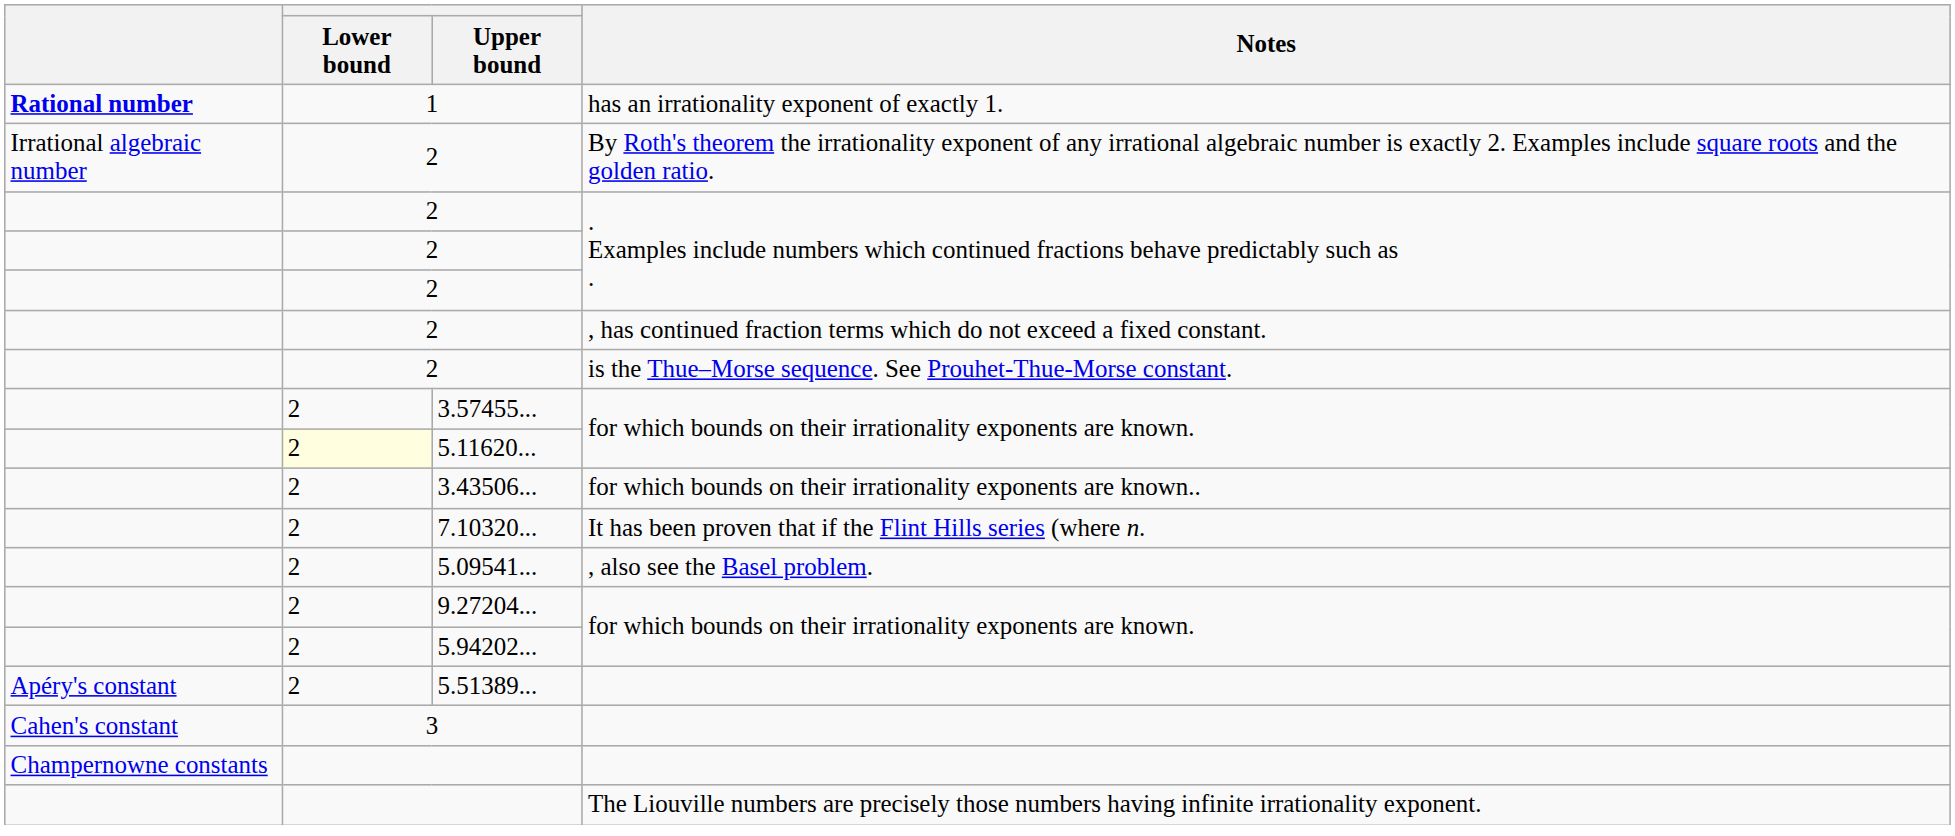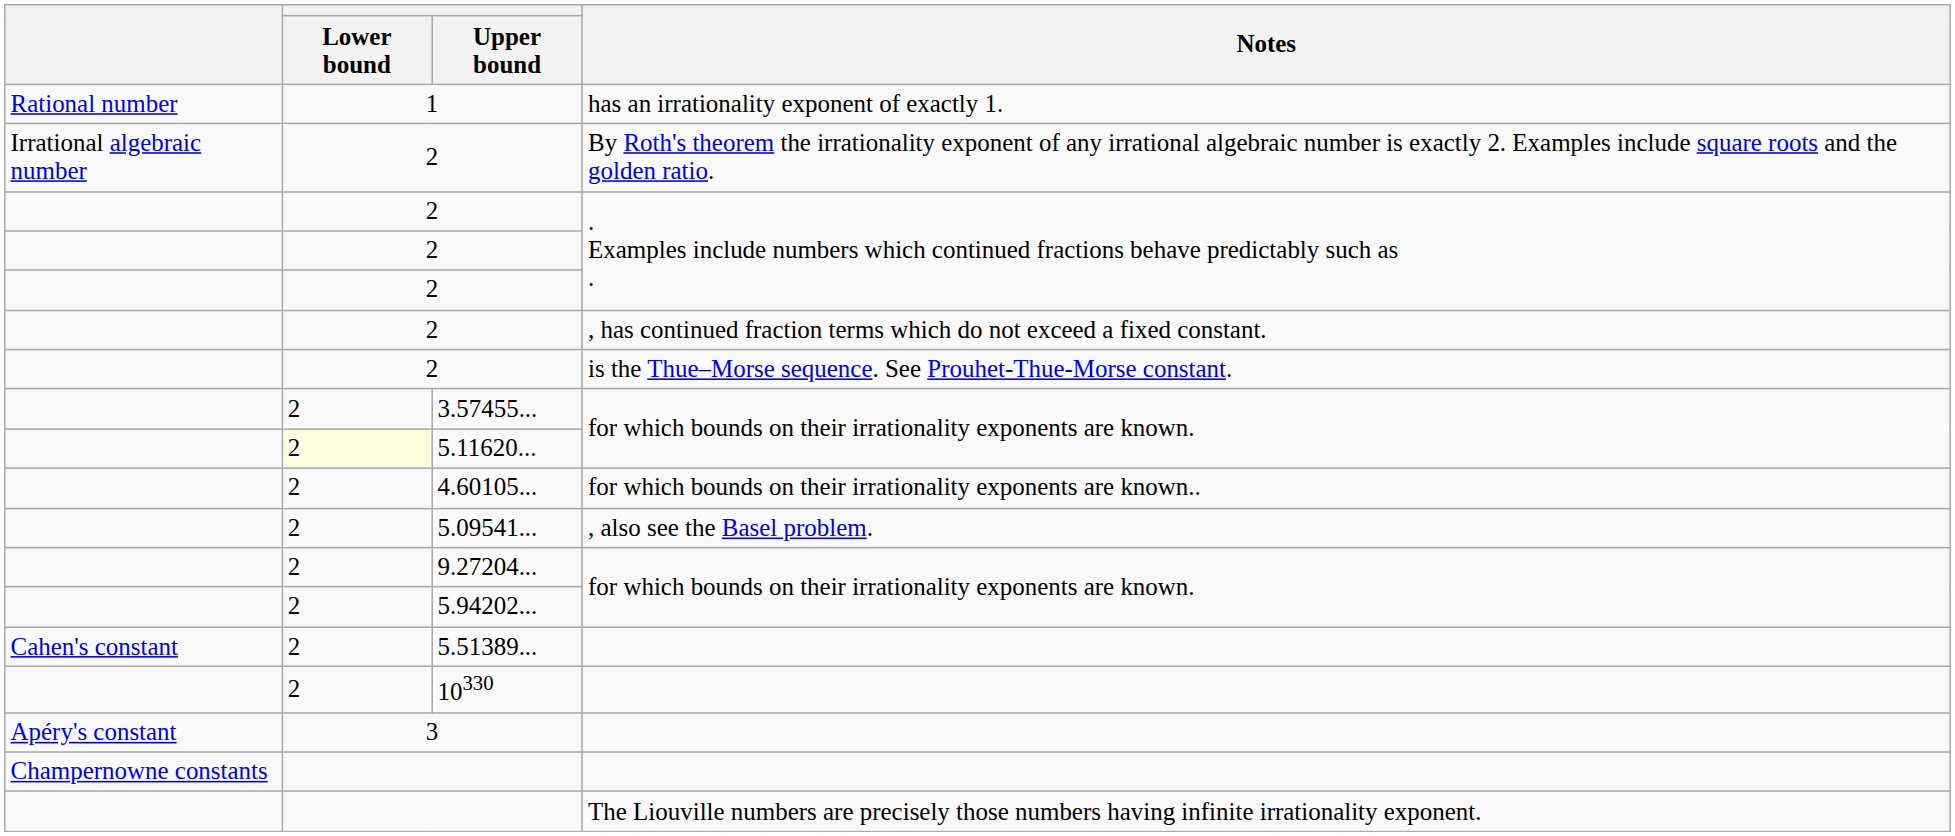(102, 103) bold -> (94, 103) normal
- row: (487, 487)
+ row: (487, 487)
- row: (487, 527)
(94, 685) Apéry's constant -> (94, 646) Cahen's constant
+ row: (466, 689)
(94, 725) Cahen's constant -> (94, 732) Apéry's constant
